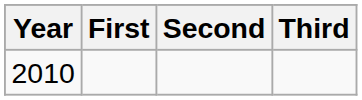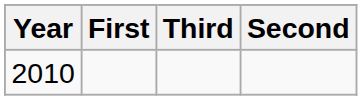columns swapped: (214, 28) <-> (314, 28)
